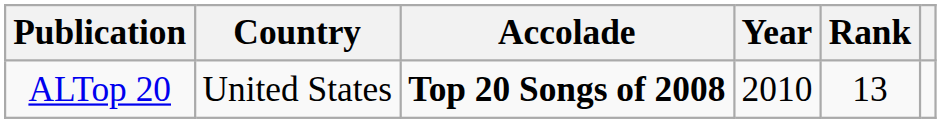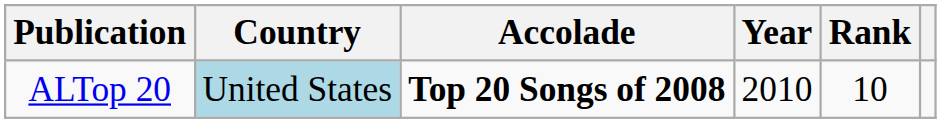(297, 88) no background -> (297, 88) lightblue background
(870, 88) 13 -> (870, 88) 10
